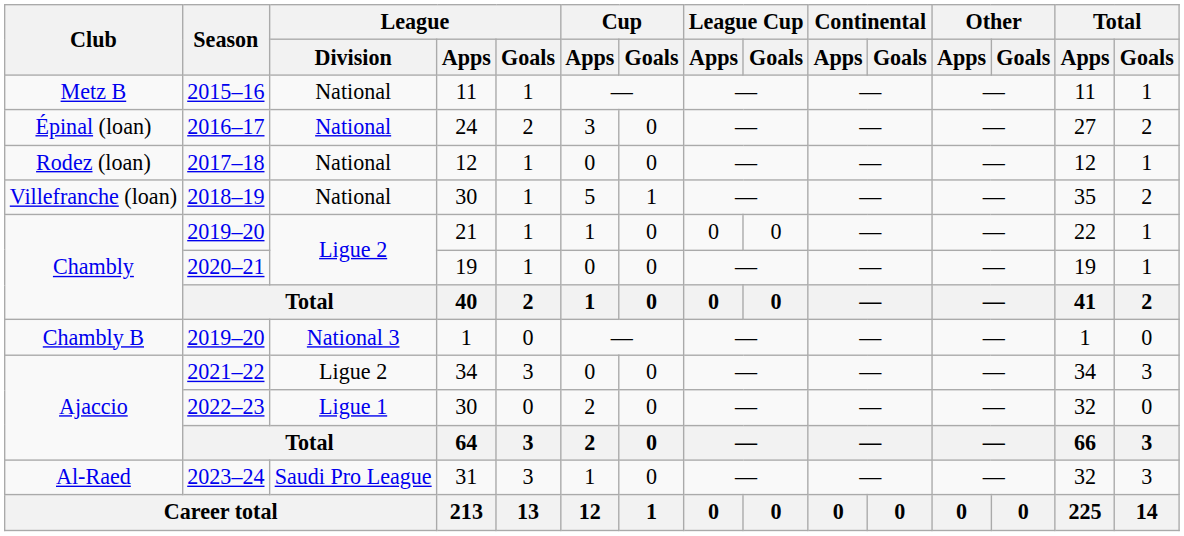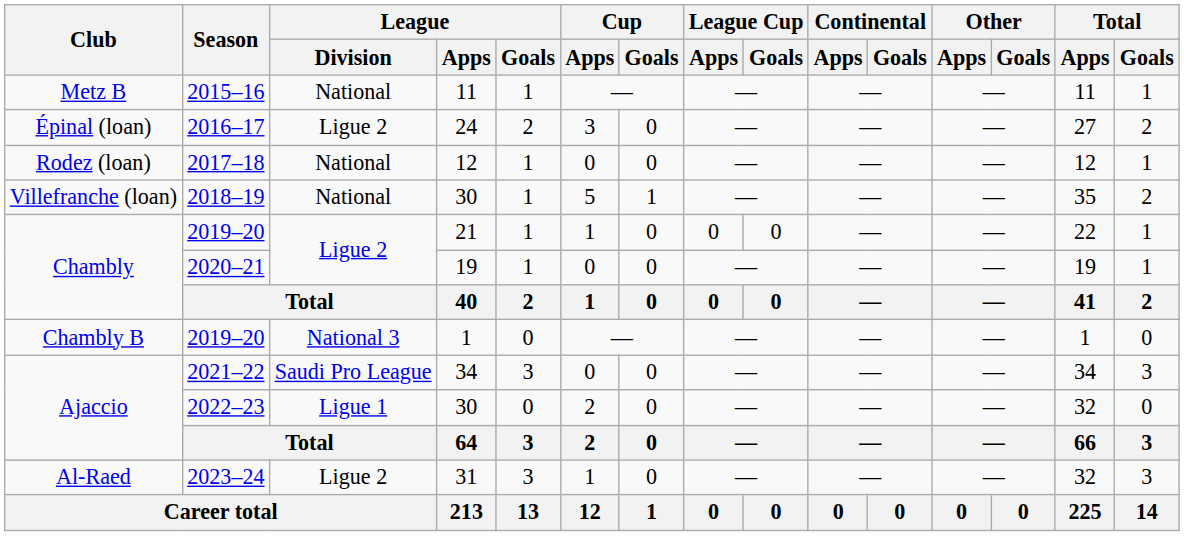(353, 127) National -> (353, 127) Ligue 2
(353, 372) Ligue 2 -> (353, 372) Saudi Pro League
(353, 477) Saudi Pro League -> (353, 477) Ligue 2
